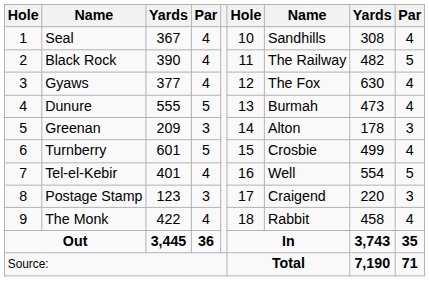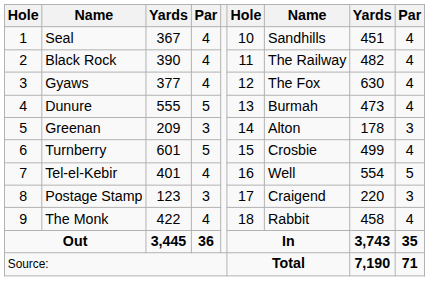(372, 38) 308 -> (372, 38) 451
(410, 60) 5 -> (410, 60) 4
